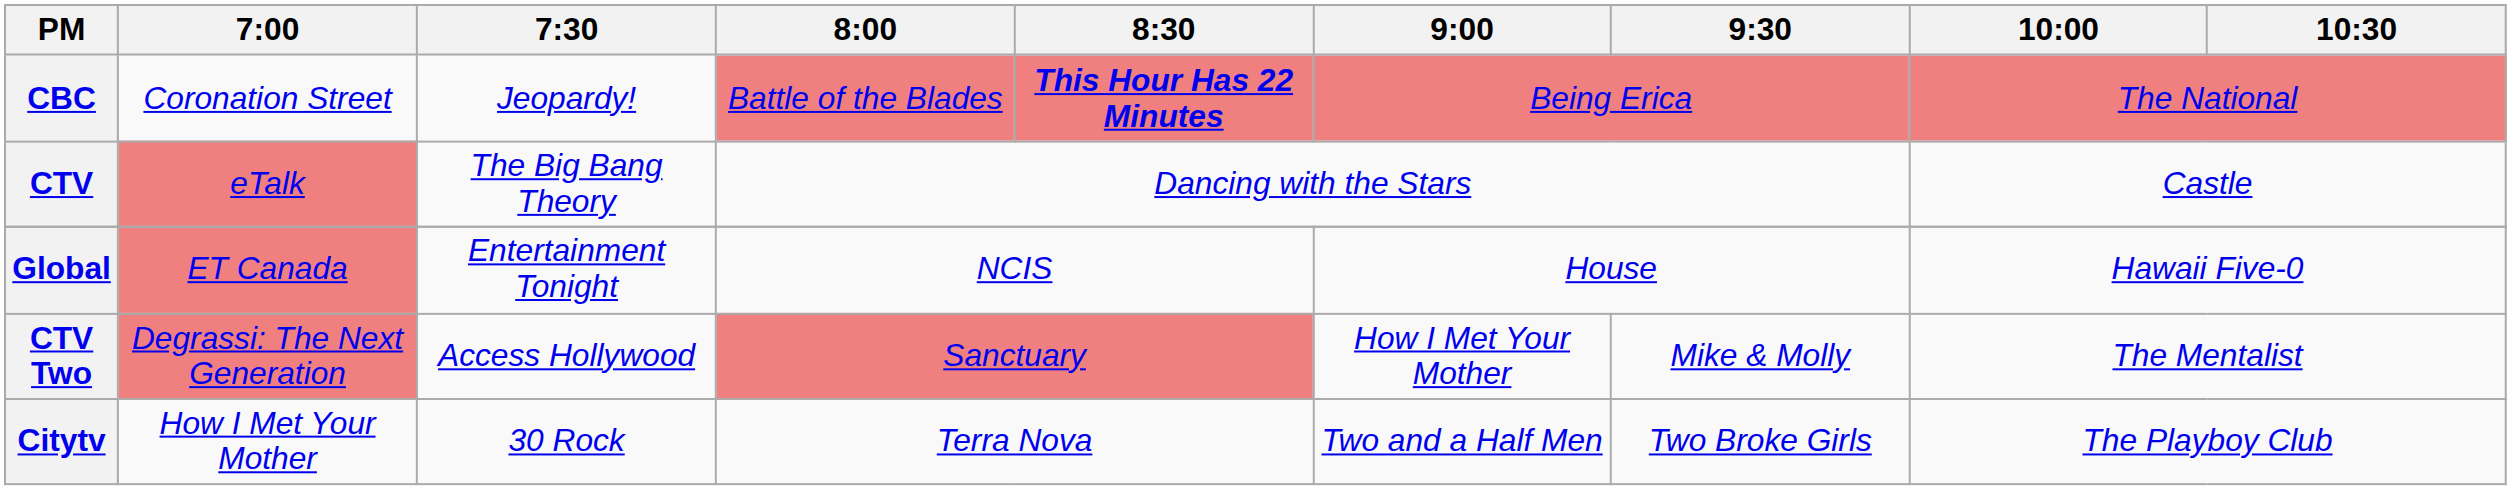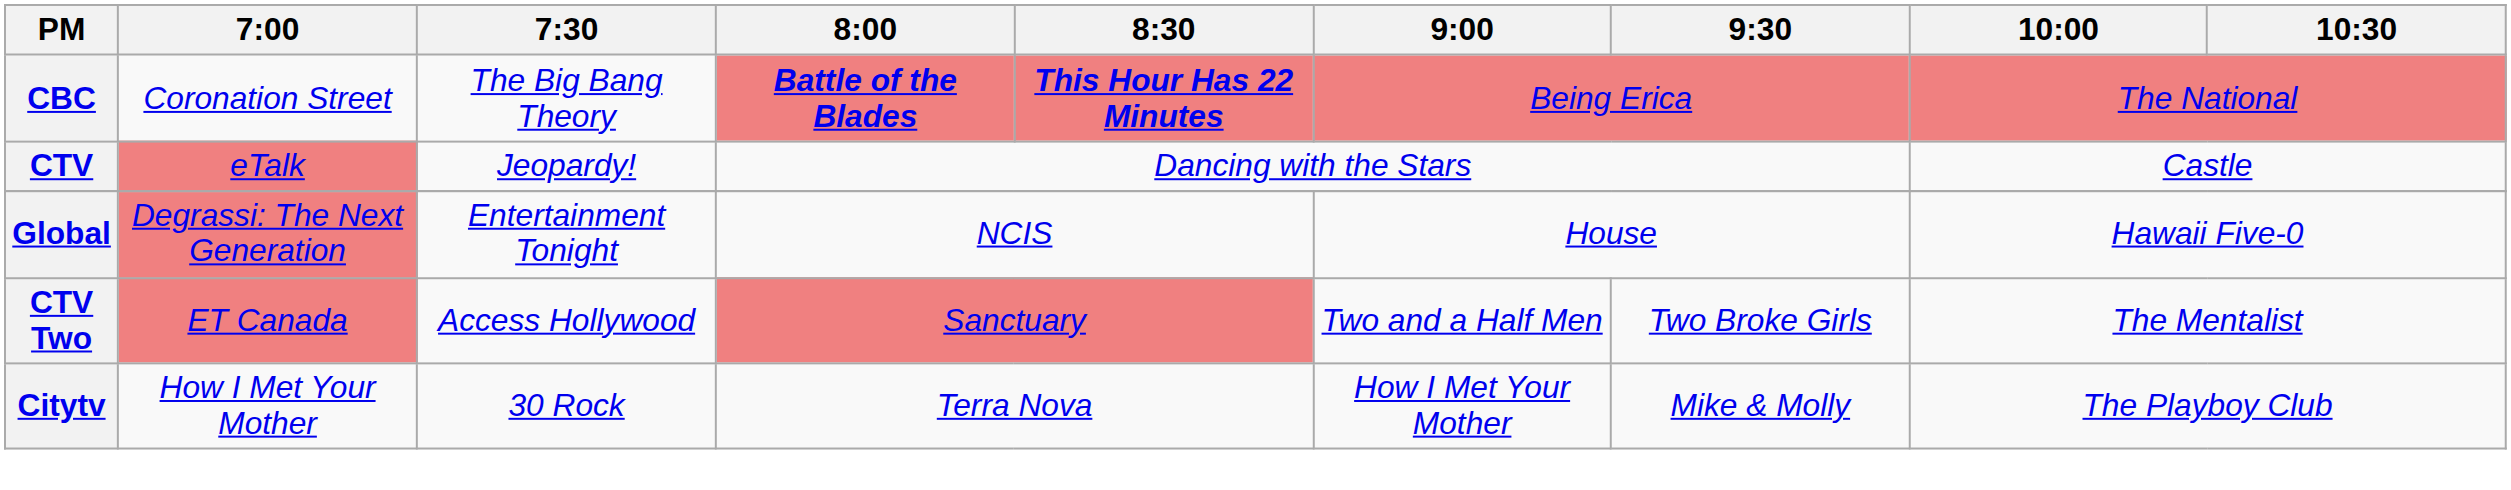(567, 97) Jeopardy! -> (567, 97) The Big Bang Theory
(865, 97) normal -> (865, 97) bold
(567, 183) The Big Bang Theory -> (567, 165) Jeopardy!
(268, 269) ET Canada -> (268, 233) Degrassi: The Next Generation
(268, 355) Degrassi: The Next Generation -> (268, 319) ET Canada
(1462, 355) How I Met Your Mother -> (1462, 319) Two and a Half Men
(1760, 355) Mike & Molly -> (1760, 319) Two Broke Girls
(1462, 441) Two and a Half Men -> (1462, 405) How I Met Your Mother
(1760, 441) Two Broke Girls -> (1760, 405) Mike & Molly
